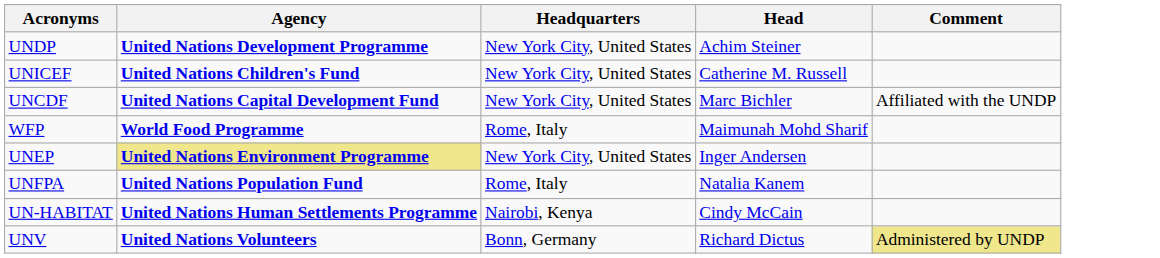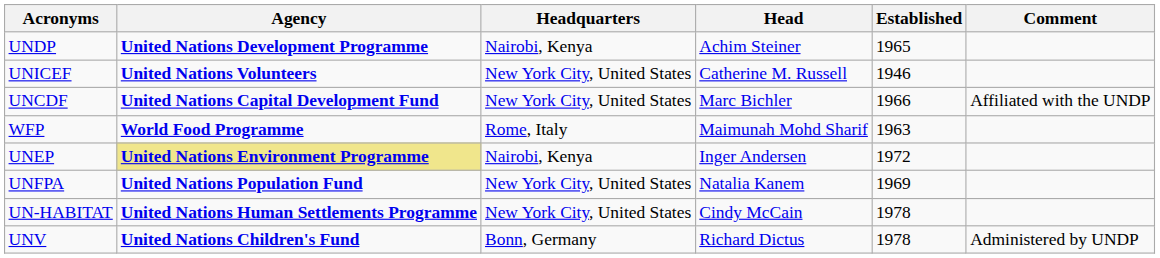+ column: (919, 18)
(588, 45) New York City, United States -> (539, 45) Nairobi, Kenya
(240, 73) United Nations Children's Fund -> (219, 73) United Nations Volunteers
(588, 156) New York City, United States -> (539, 156) Nairobi, Kenya
(526, 184) Rome, Italy -> (588, 184) New York City, United States
(539, 211) Nairobi, Kenya -> (588, 211) New York City, United States
(219, 239) United Nations Volunteers -> (240, 239) United Nations Children's Fund
(960, 239) khaki background -> (1054, 239) no background
